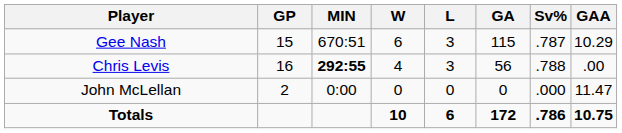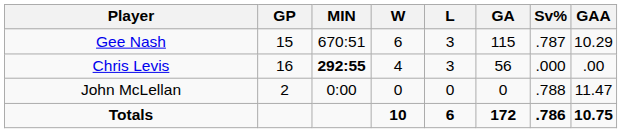(551, 66) .788 -> (551, 66) .000
(551, 90) .000 -> (551, 90) .788
